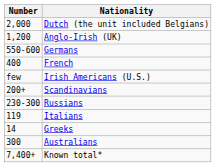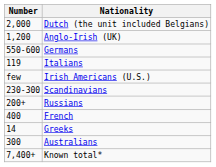rows swapped: (59, 63) <-> (63, 116)
(16, 90) 200+ -> (23, 90) 230-300
(23, 103) 230-300 -> (16, 103) 200+
